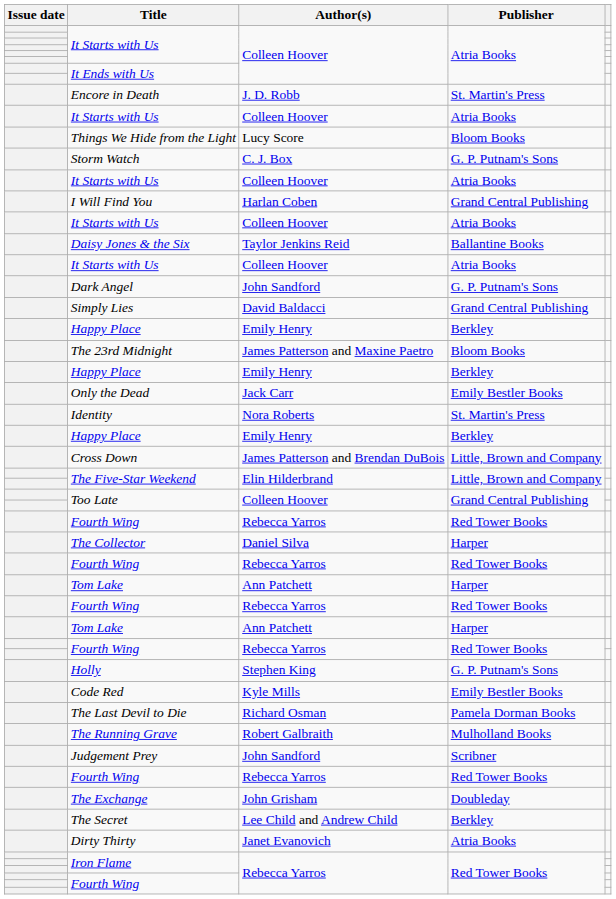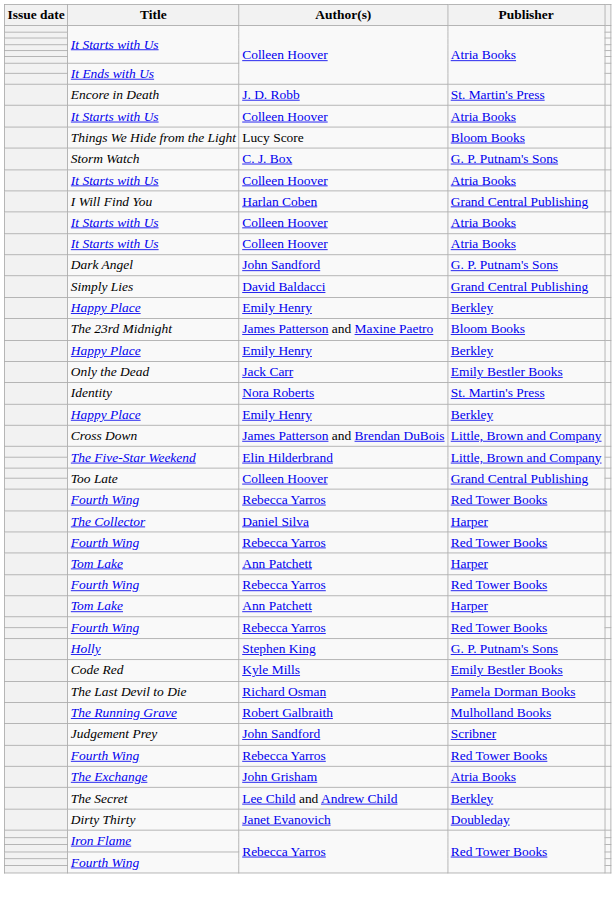- row: (130, 244)
(480, 798) Doubleday -> (483, 777) Atria Books
(483, 840) Atria Books -> (480, 819) Doubleday
